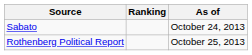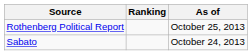rows swapped: (65, 42) <-> (22, 27)
